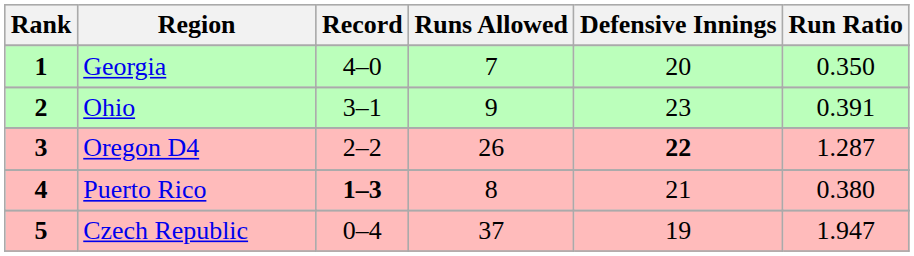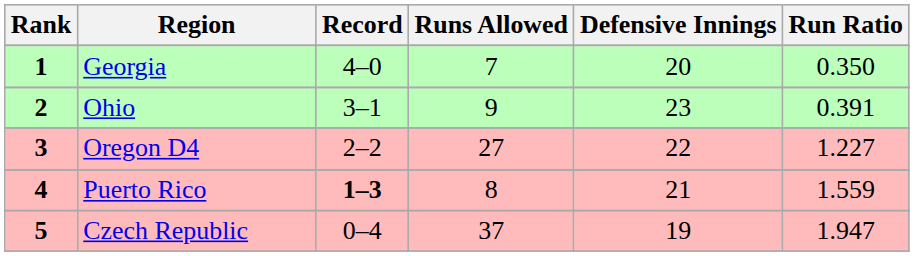(491, 148) 26 -> (491, 148) 27
(678, 148) bold -> (678, 148) normal
(846, 148) 1.287 -> (846, 148) 1.227
(846, 189) 0.380 -> (846, 189) 1.559
